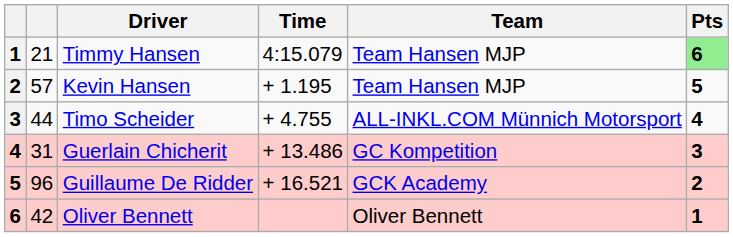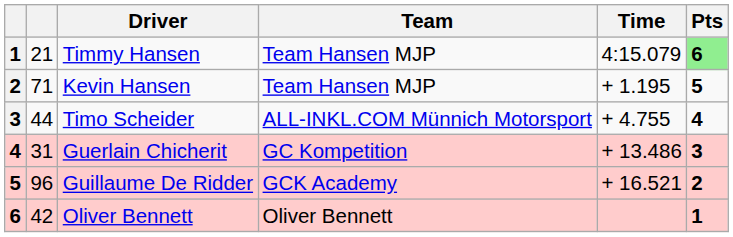columns swapped: (517, 21) <-> (303, 21)
(42, 86) 57 -> (42, 86) 71
